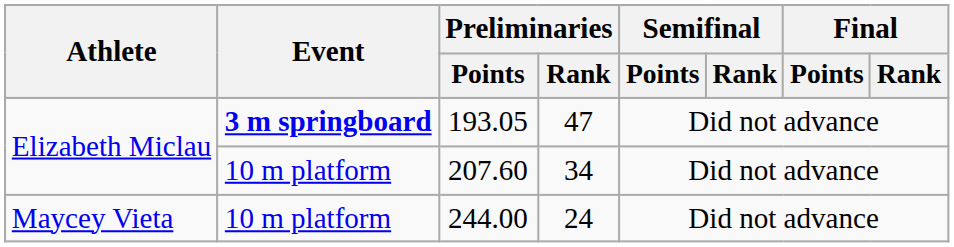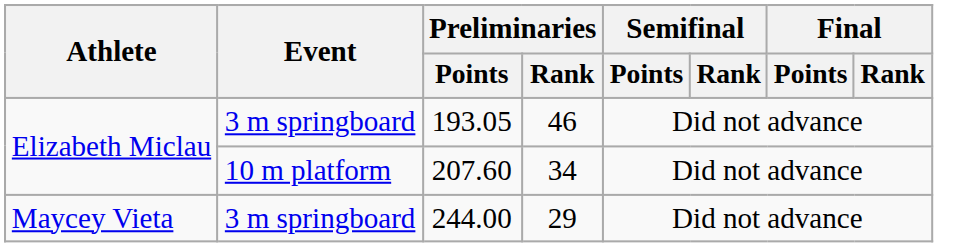(328, 122) bold -> (320, 122) normal
(578, 122) 47 -> (562, 122) 46
(308, 218) 10 m platform -> (320, 218) 3 m springboard
(578, 218) 24 -> (562, 218) 29
